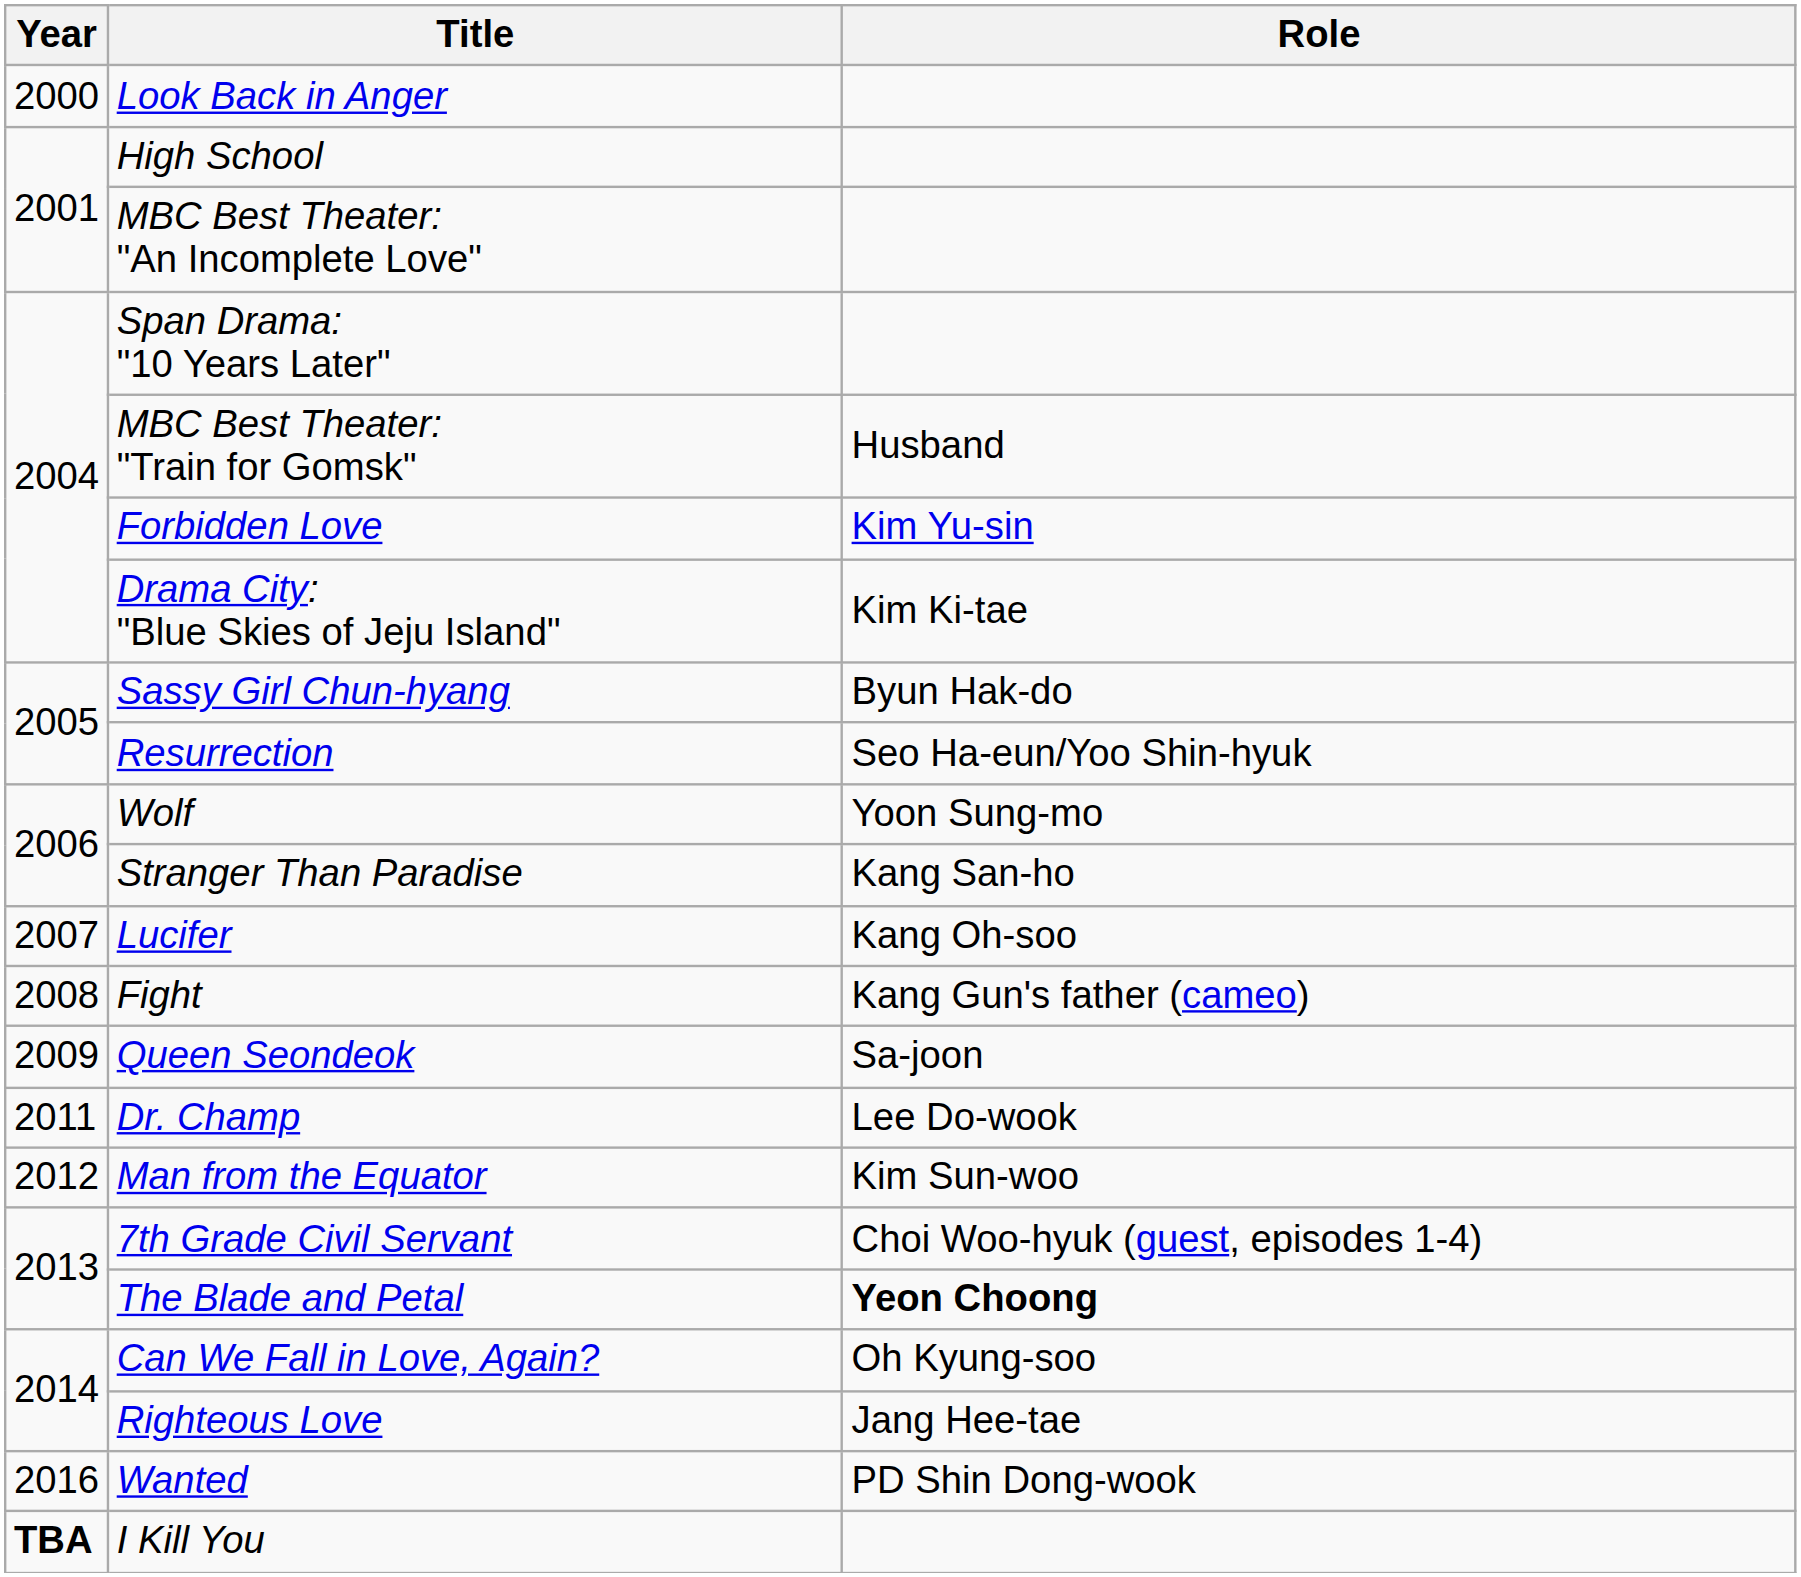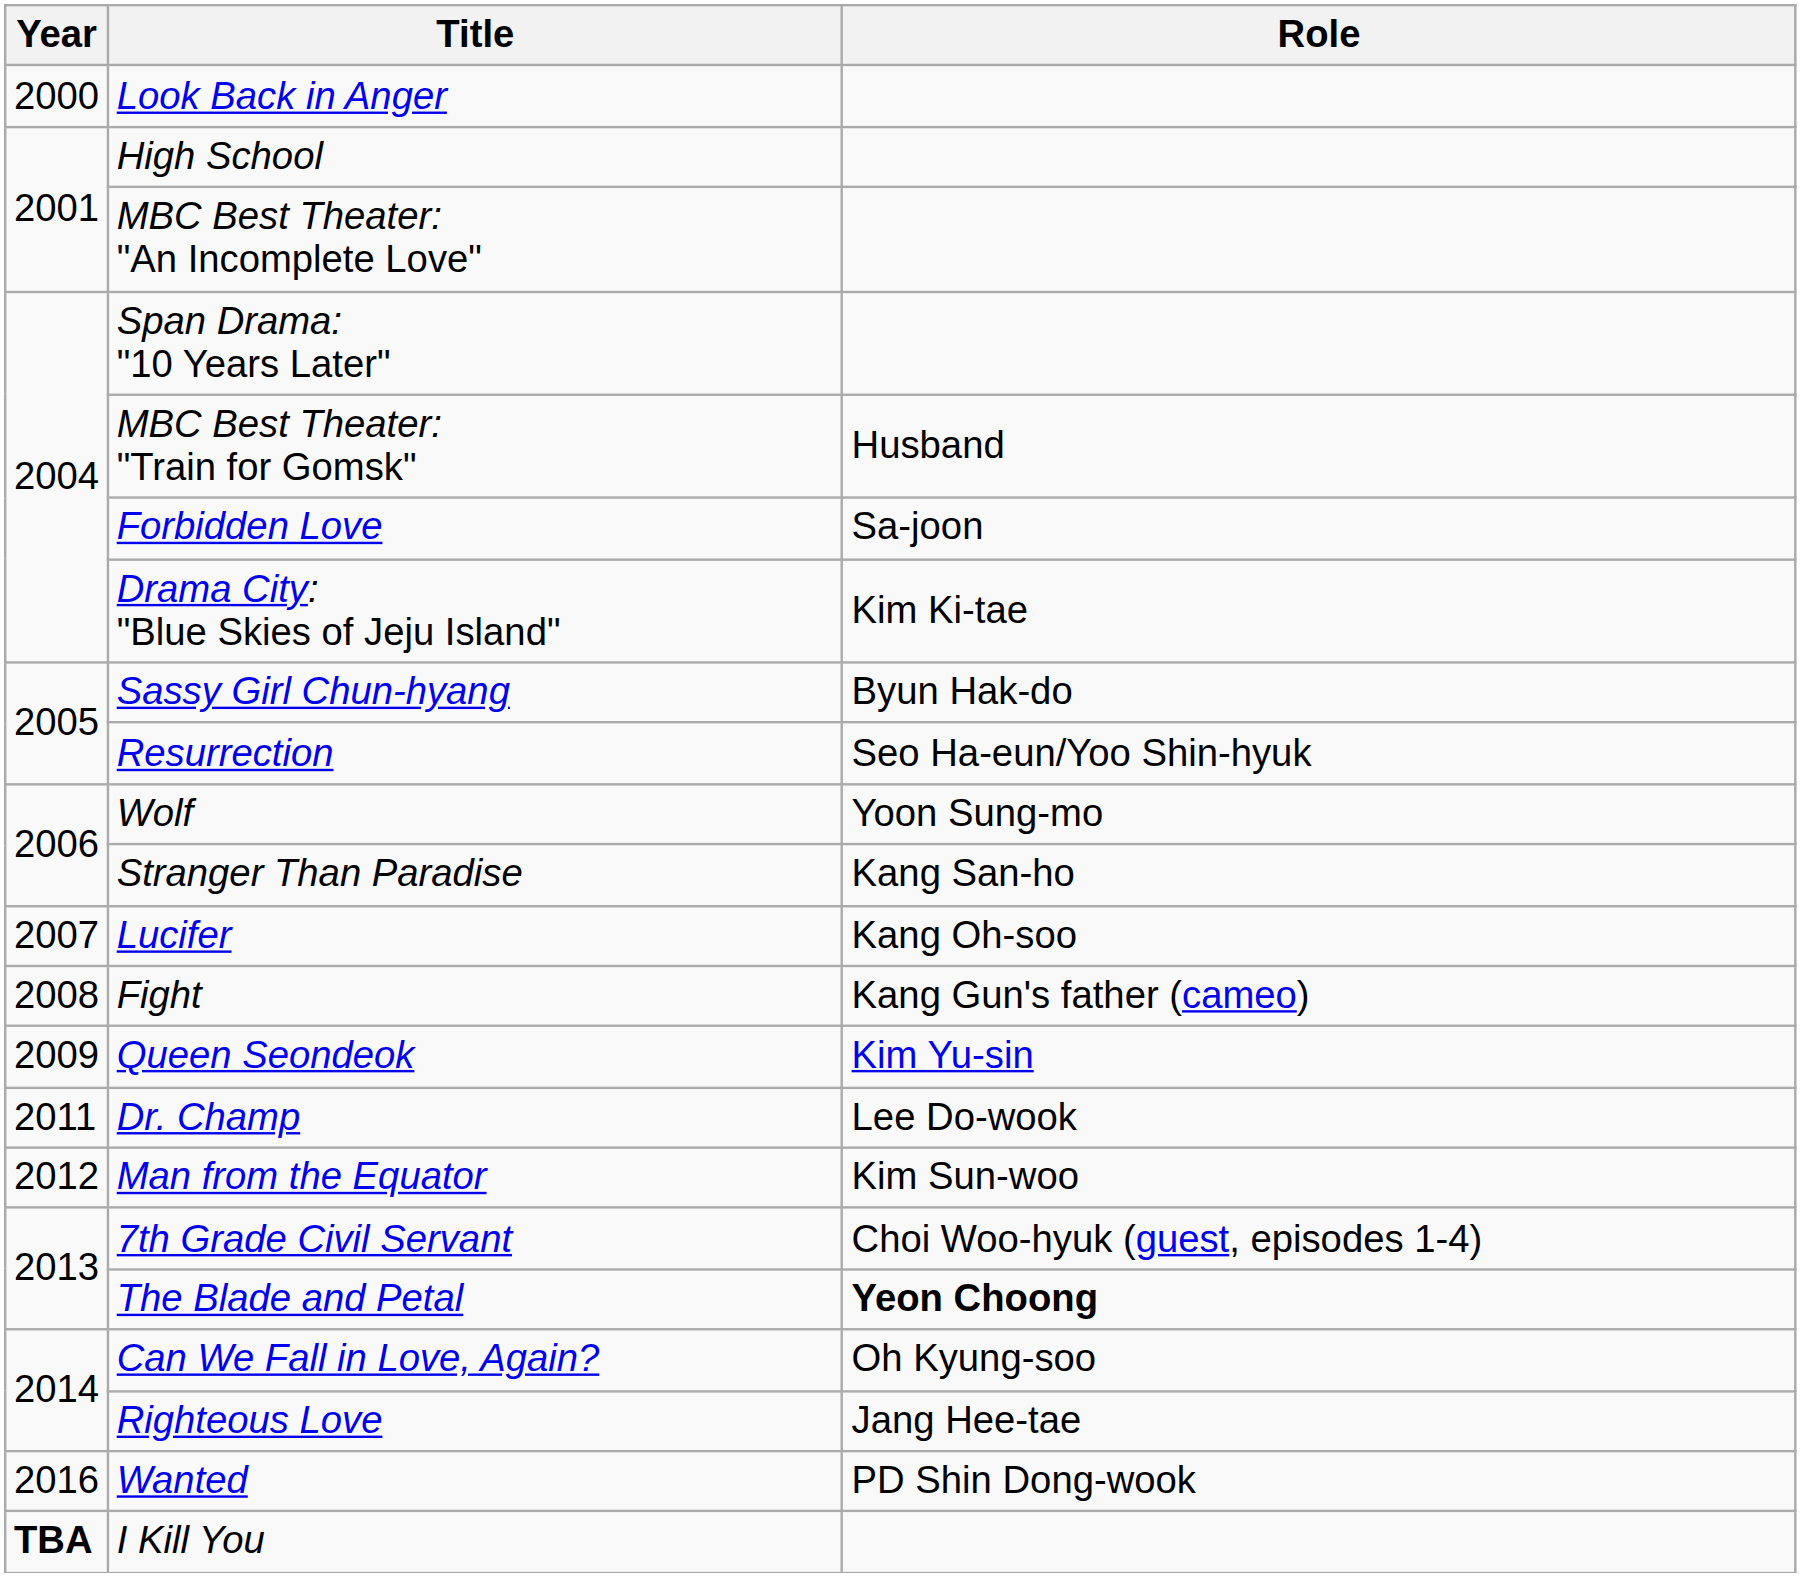(943, 527) Kim Yu-sin -> (918, 527) Sa-joon
(918, 1055) Sa-joon -> (943, 1055) Kim Yu-sin
